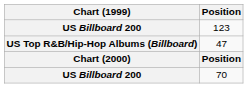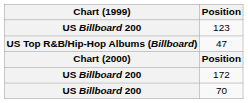+ row: (221, 75)
